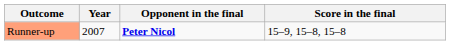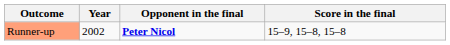(93, 31) 2007 -> (93, 31) 2002
